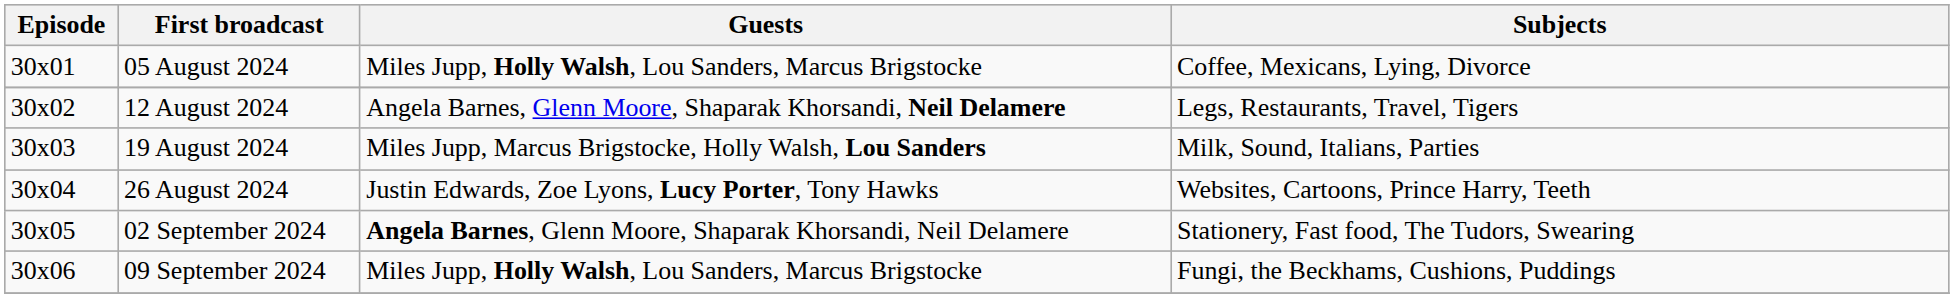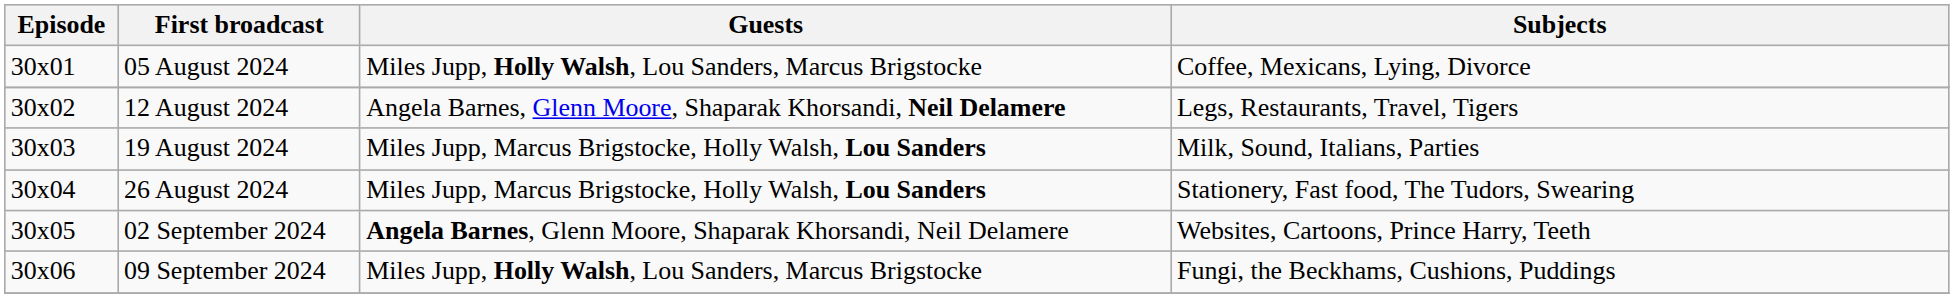(652, 189) Justin Edwards, Zoe Lyons, Lucy Porter, Tony Hawks -> (676, 189) Miles Jupp, Marcus Brigstocke, Holly Walsh, Lou Sanders
(1384, 189) Websites, Cartoons, Prince Harry, Teeth -> (1406, 189) Stationery, Fast food, The Tudors, Swearing
(1406, 230) Stationery, Fast food, The Tudors, Swearing -> (1384, 230) Websites, Cartoons, Prince Harry, Teeth
